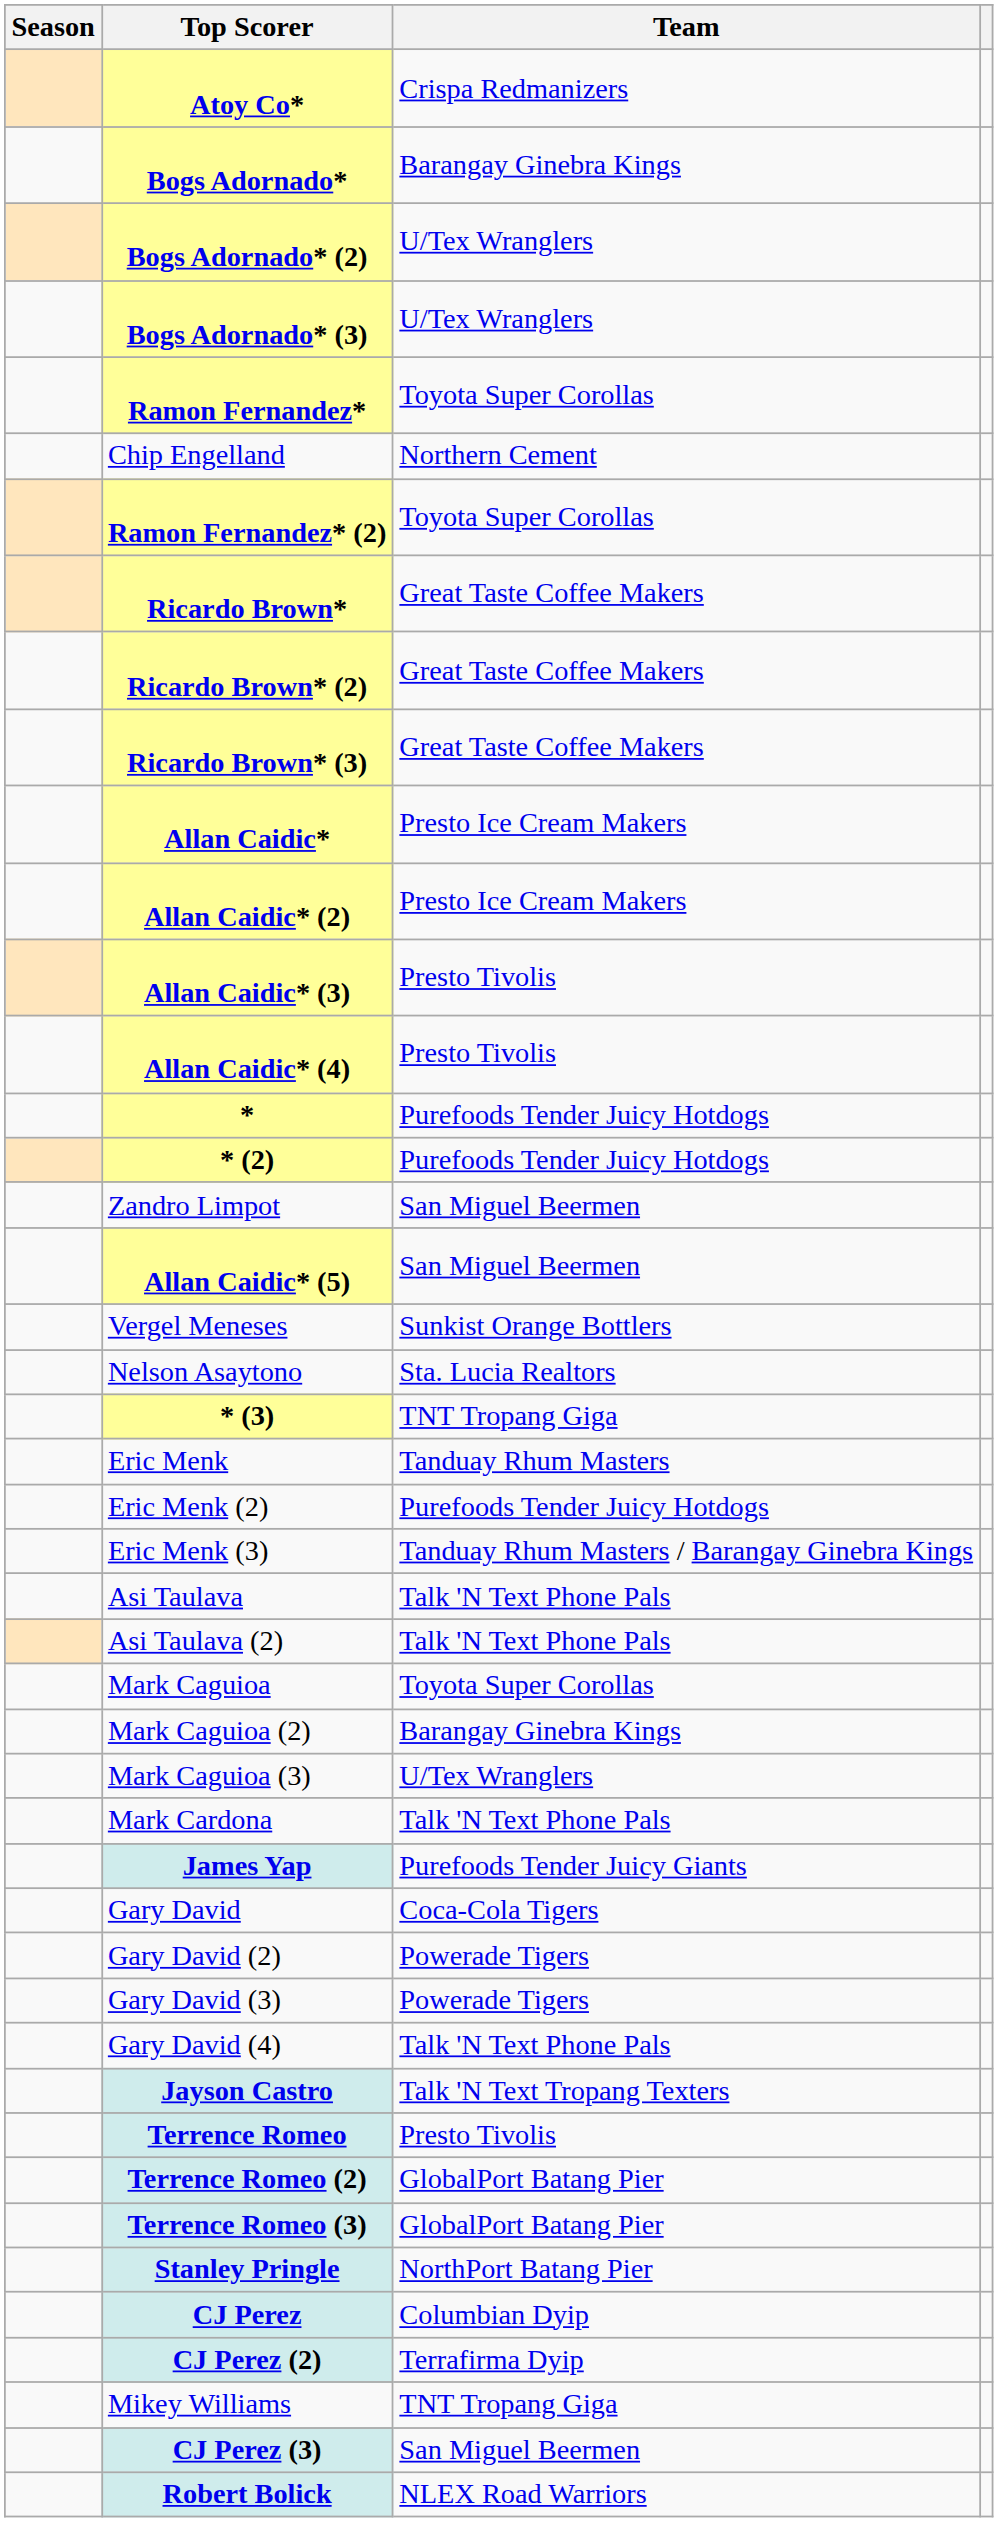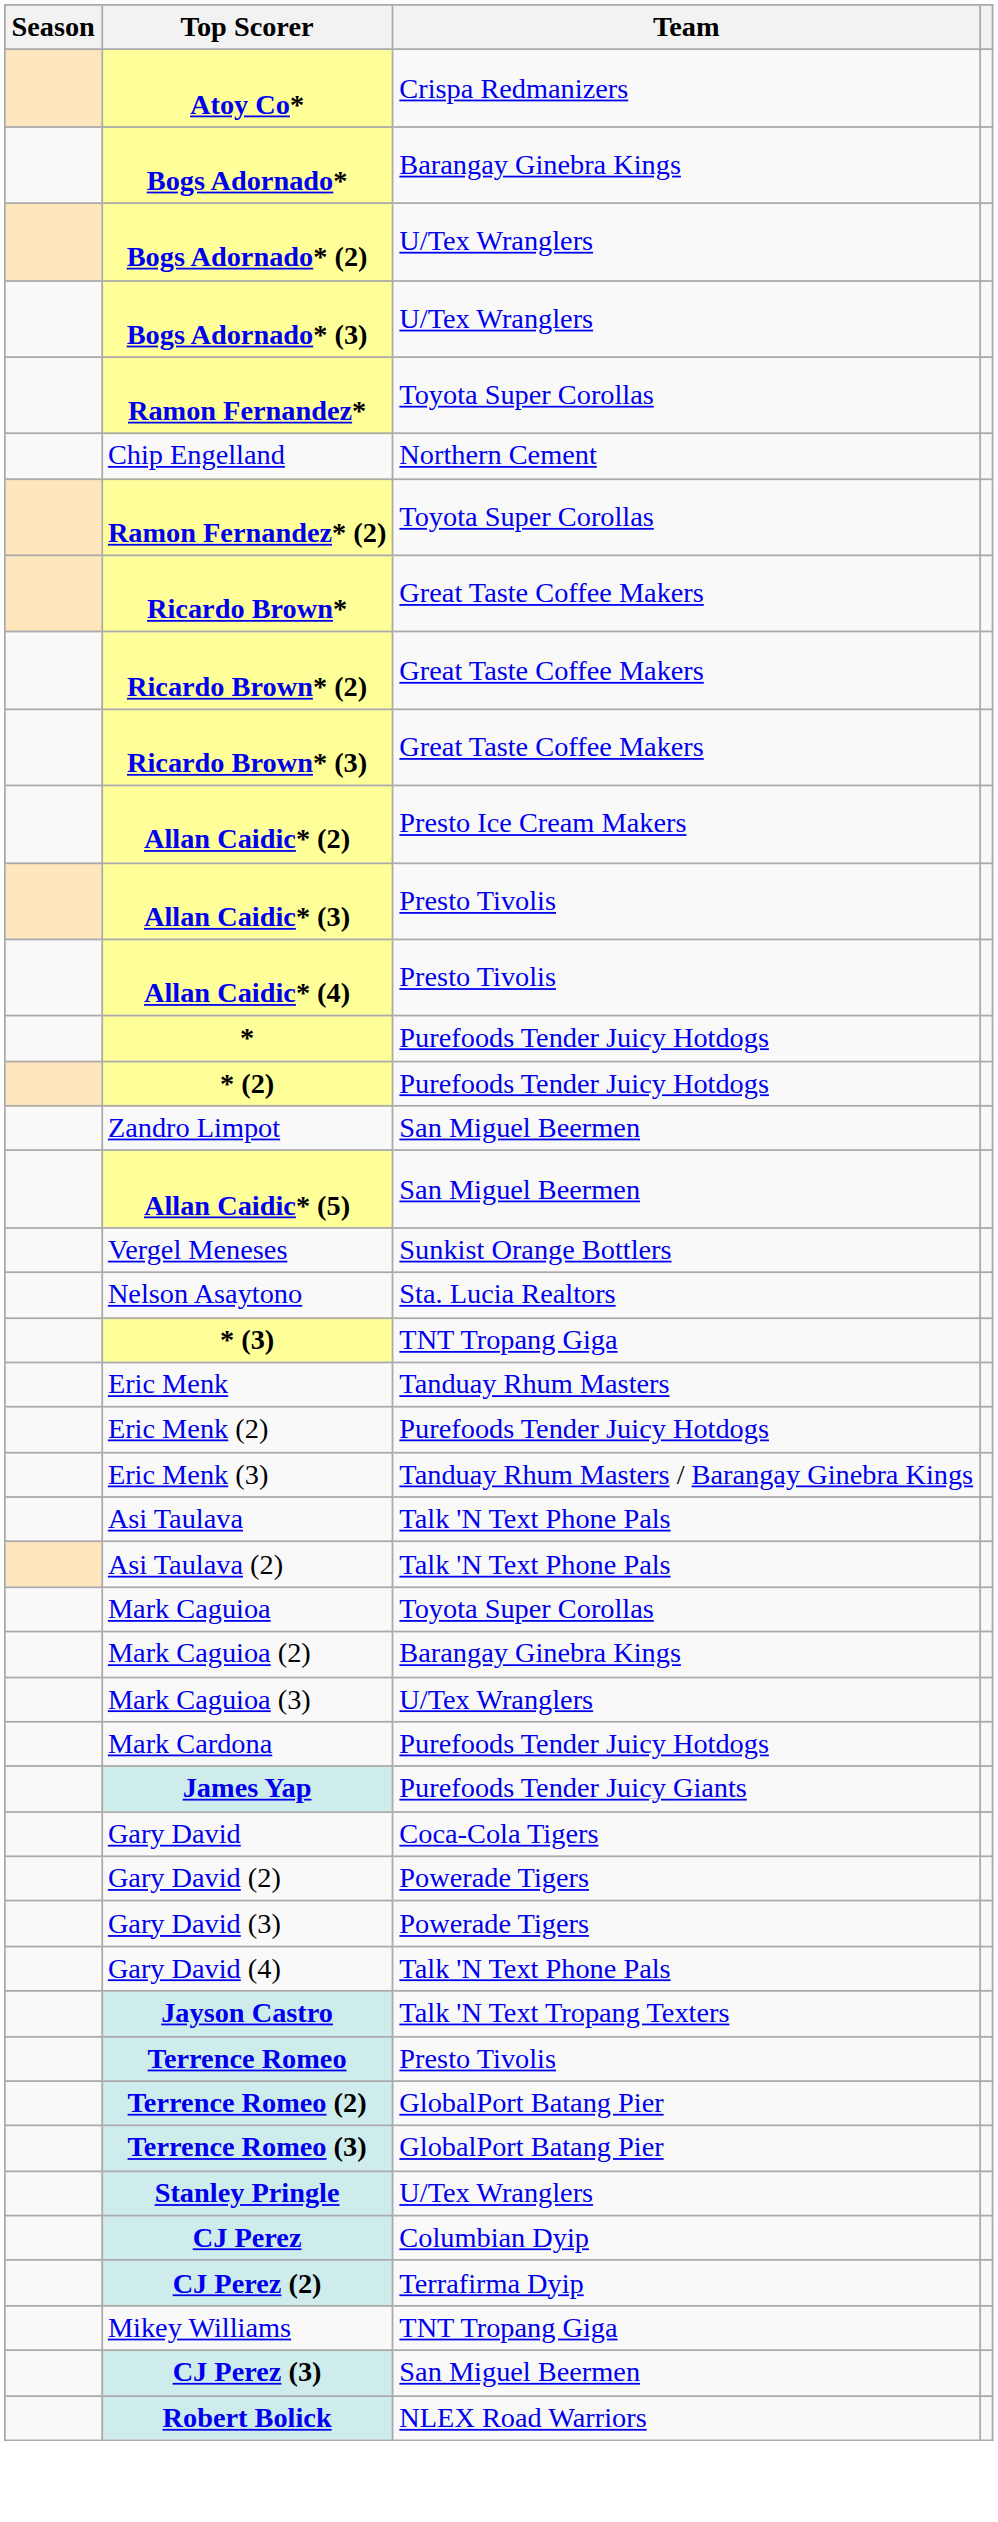- row: (247, 839)
(535, 1820) Talk 'N Text Phone Pals -> (584, 1743) Purefoods Tender Juicy Hotdogs
(526, 2269) NorthPort Batang Pier -> (496, 2192) U/Tex Wranglers
